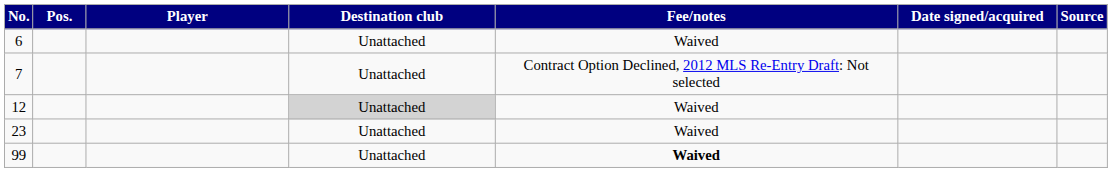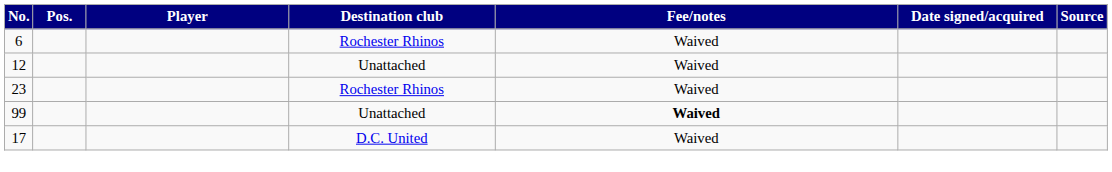(392, 41) Unattached -> (392, 41) Rochester Rhinos
- row: (19, 74)
(392, 107) lightgrey background -> (392, 65) no background
(392, 131) Unattached -> (392, 89) Rochester Rhinos
+ row: (19, 138)
